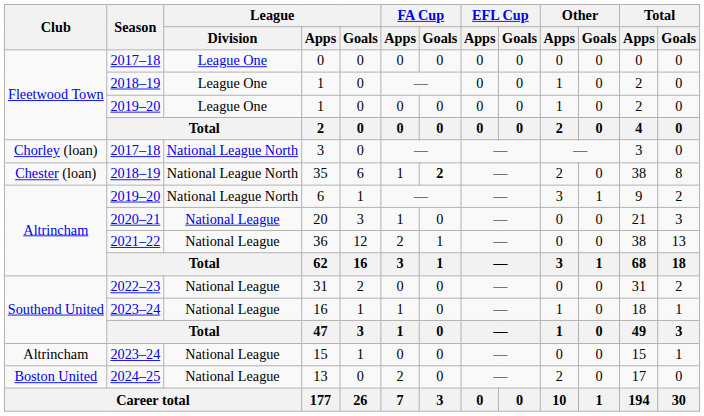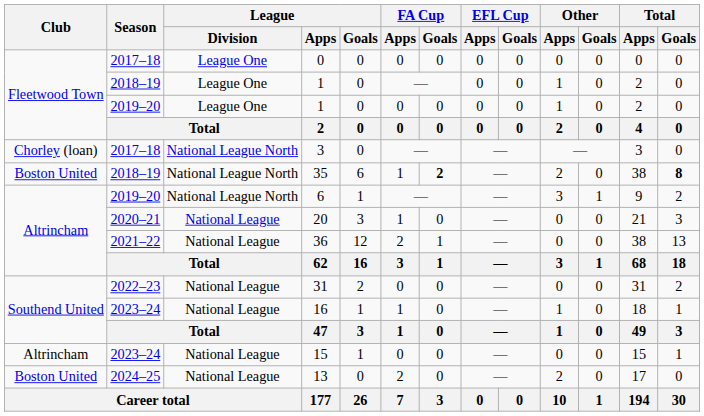(56, 173) Chester (loan) -> (56, 173) Boston United
(679, 173) normal -> (679, 173) bold
